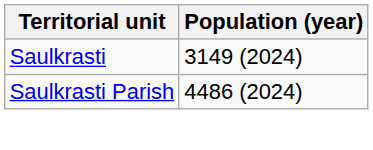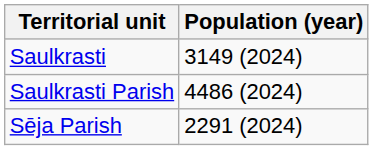+ row: (66, 126)
